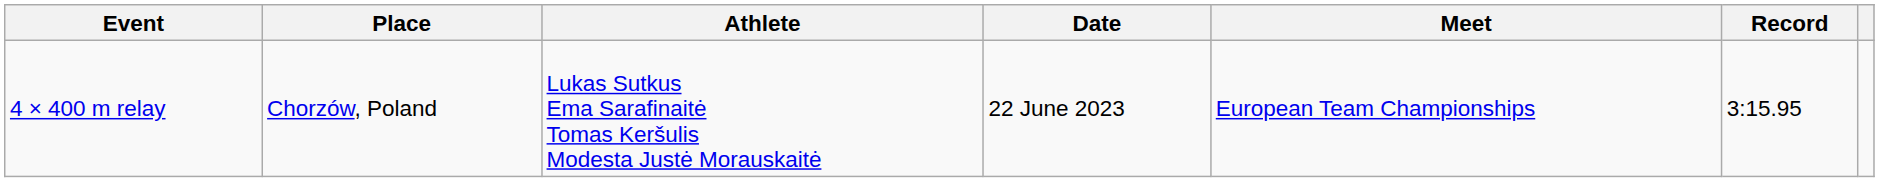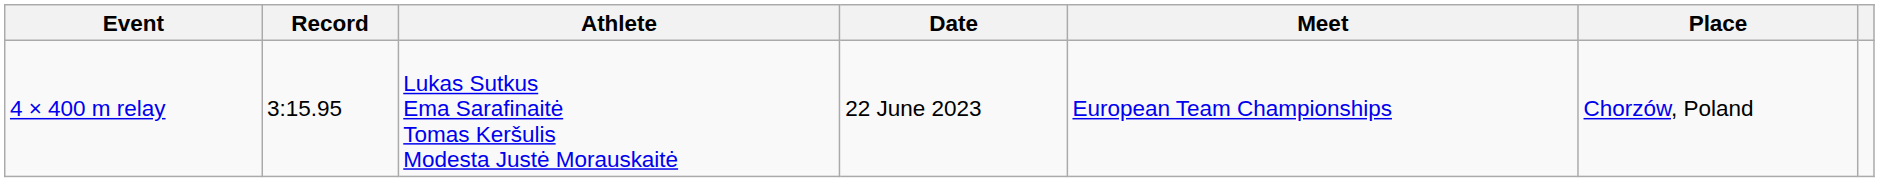columns swapped: (1790, 23) <-> (402, 23)
